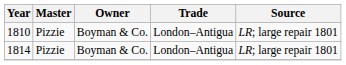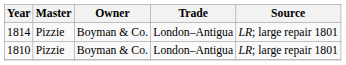rows swapped: (19, 32) <-> (19, 50)
